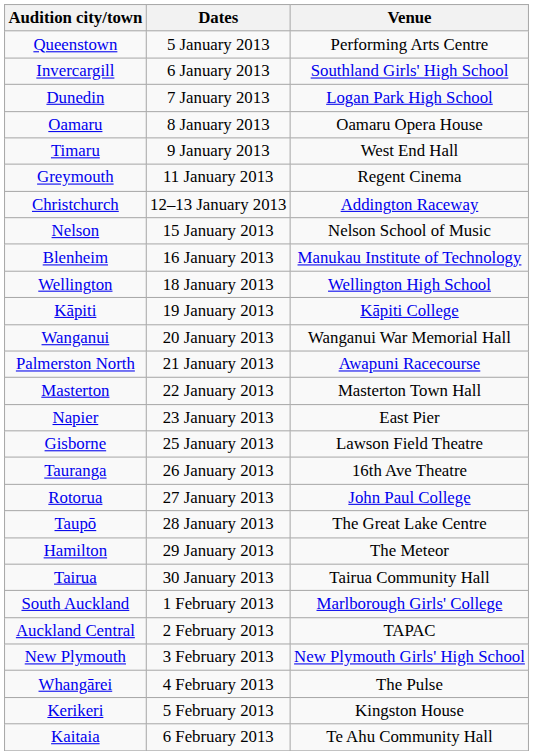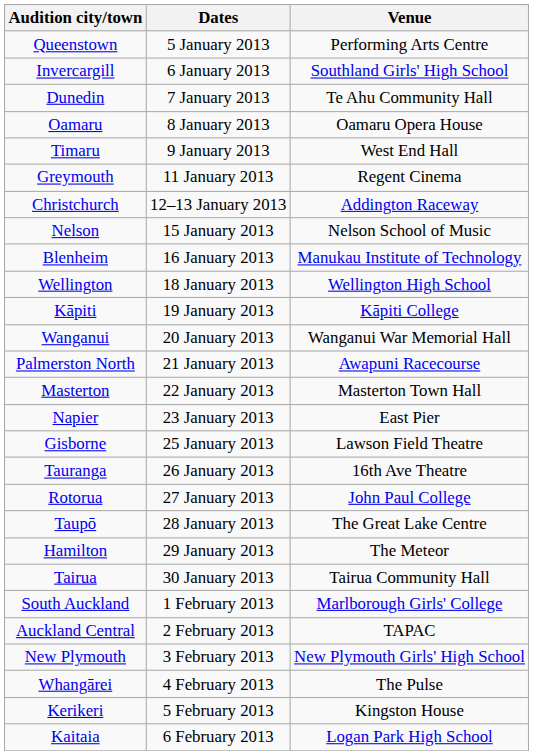(409, 97) Logan Park High School -> (409, 97) Te Ahu Community Hall
(409, 737) Te Ahu Community Hall -> (409, 737) Logan Park High School
